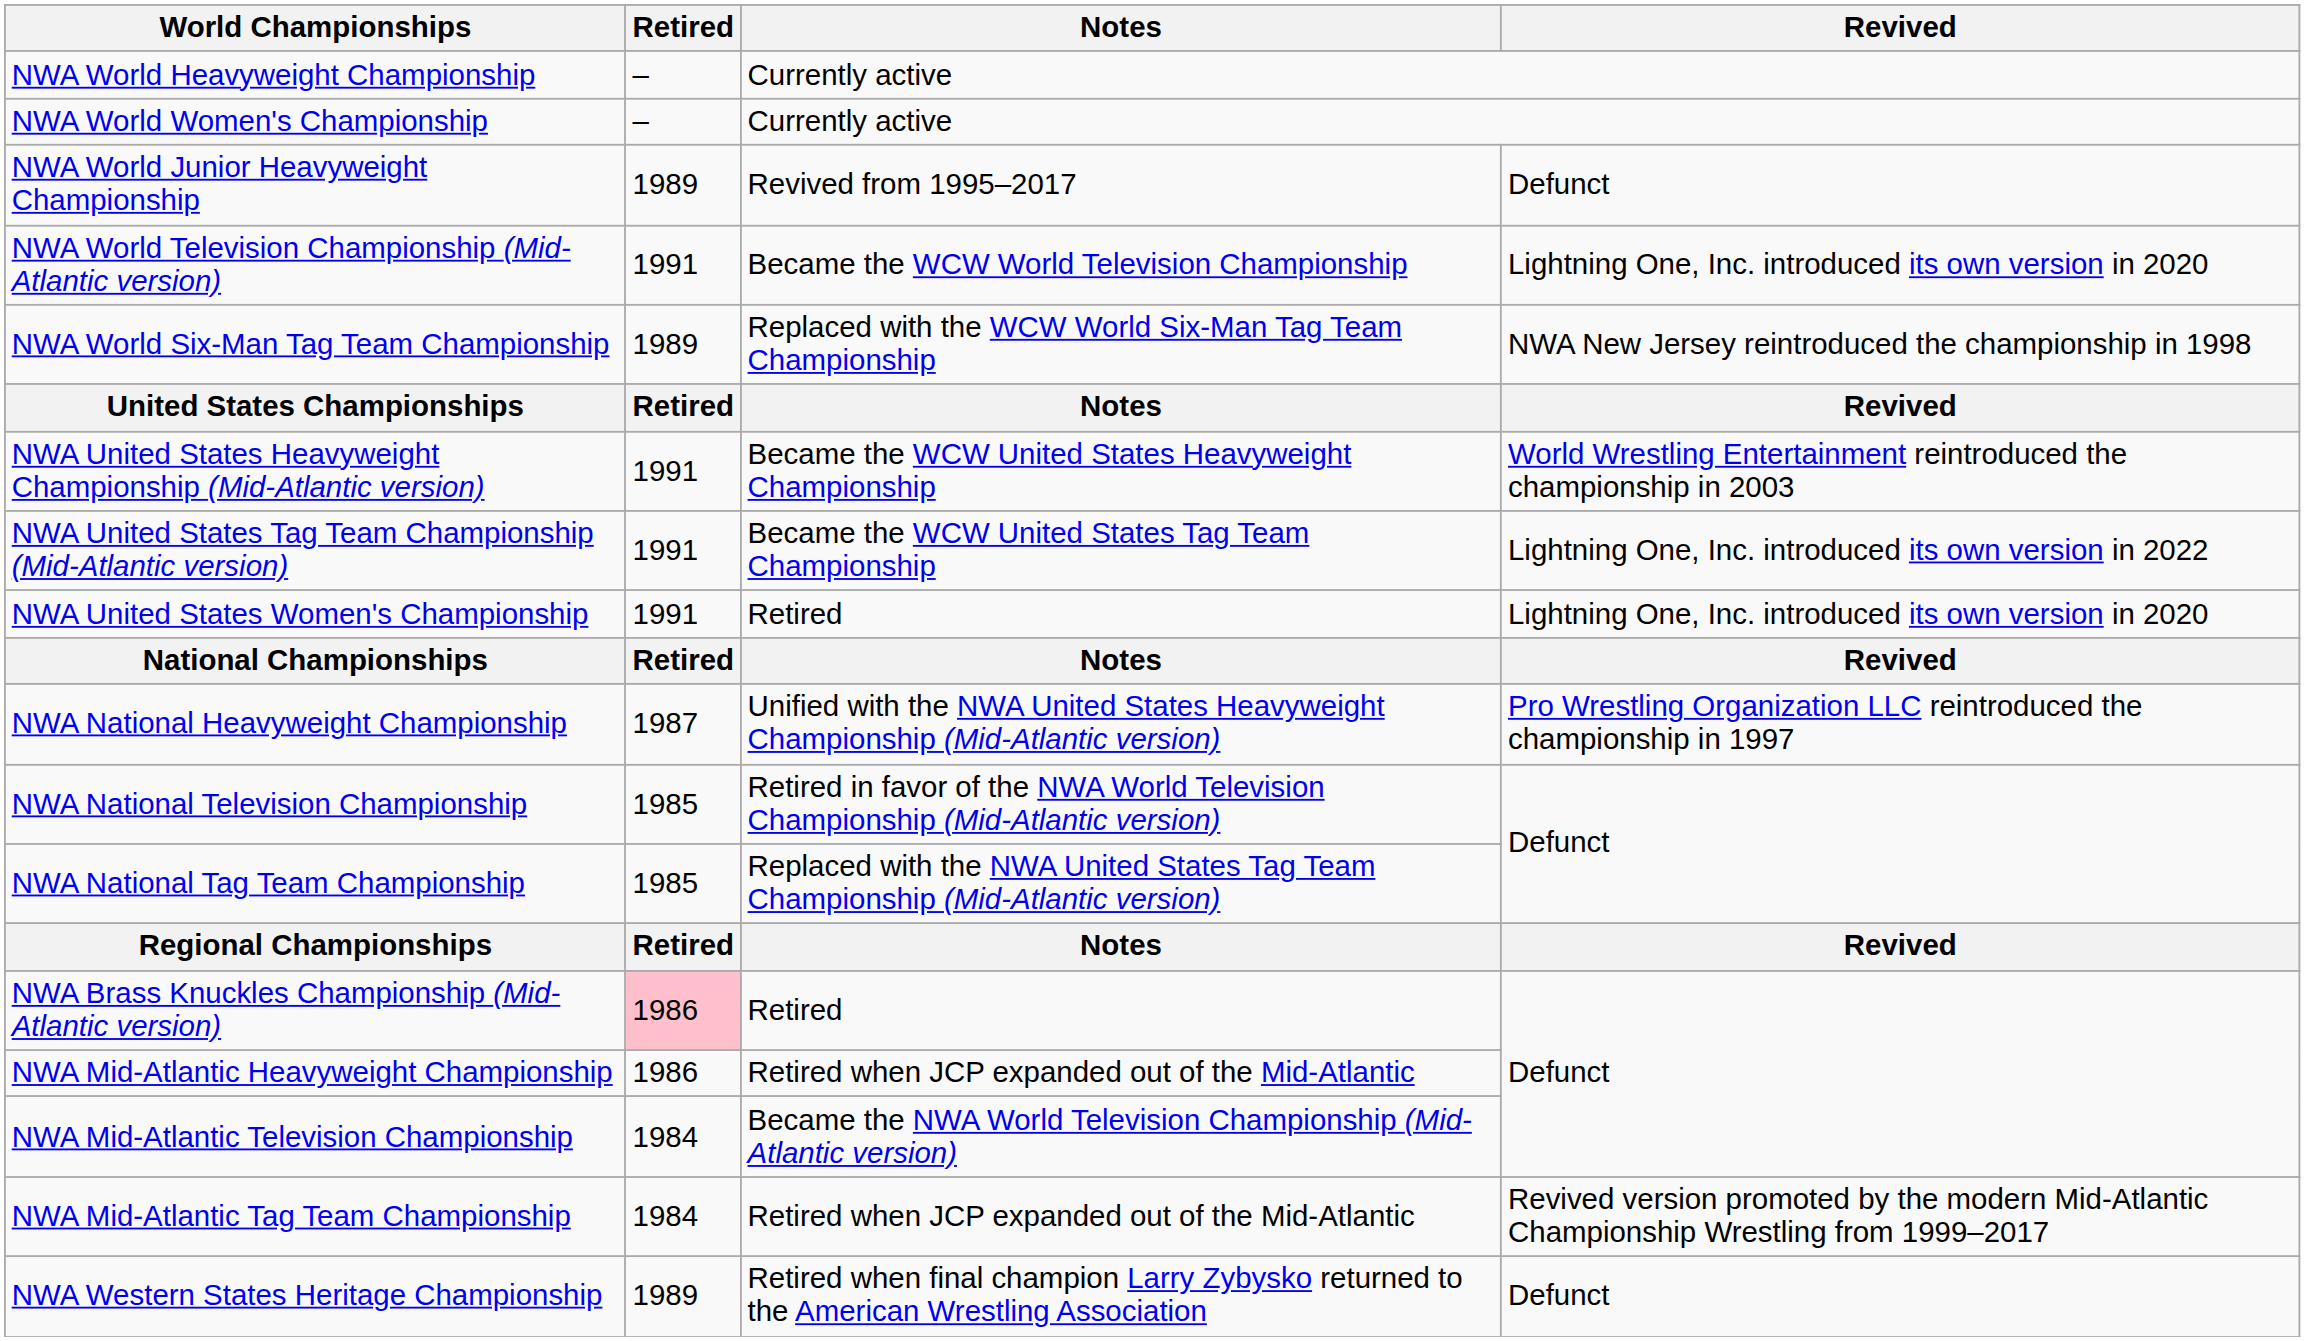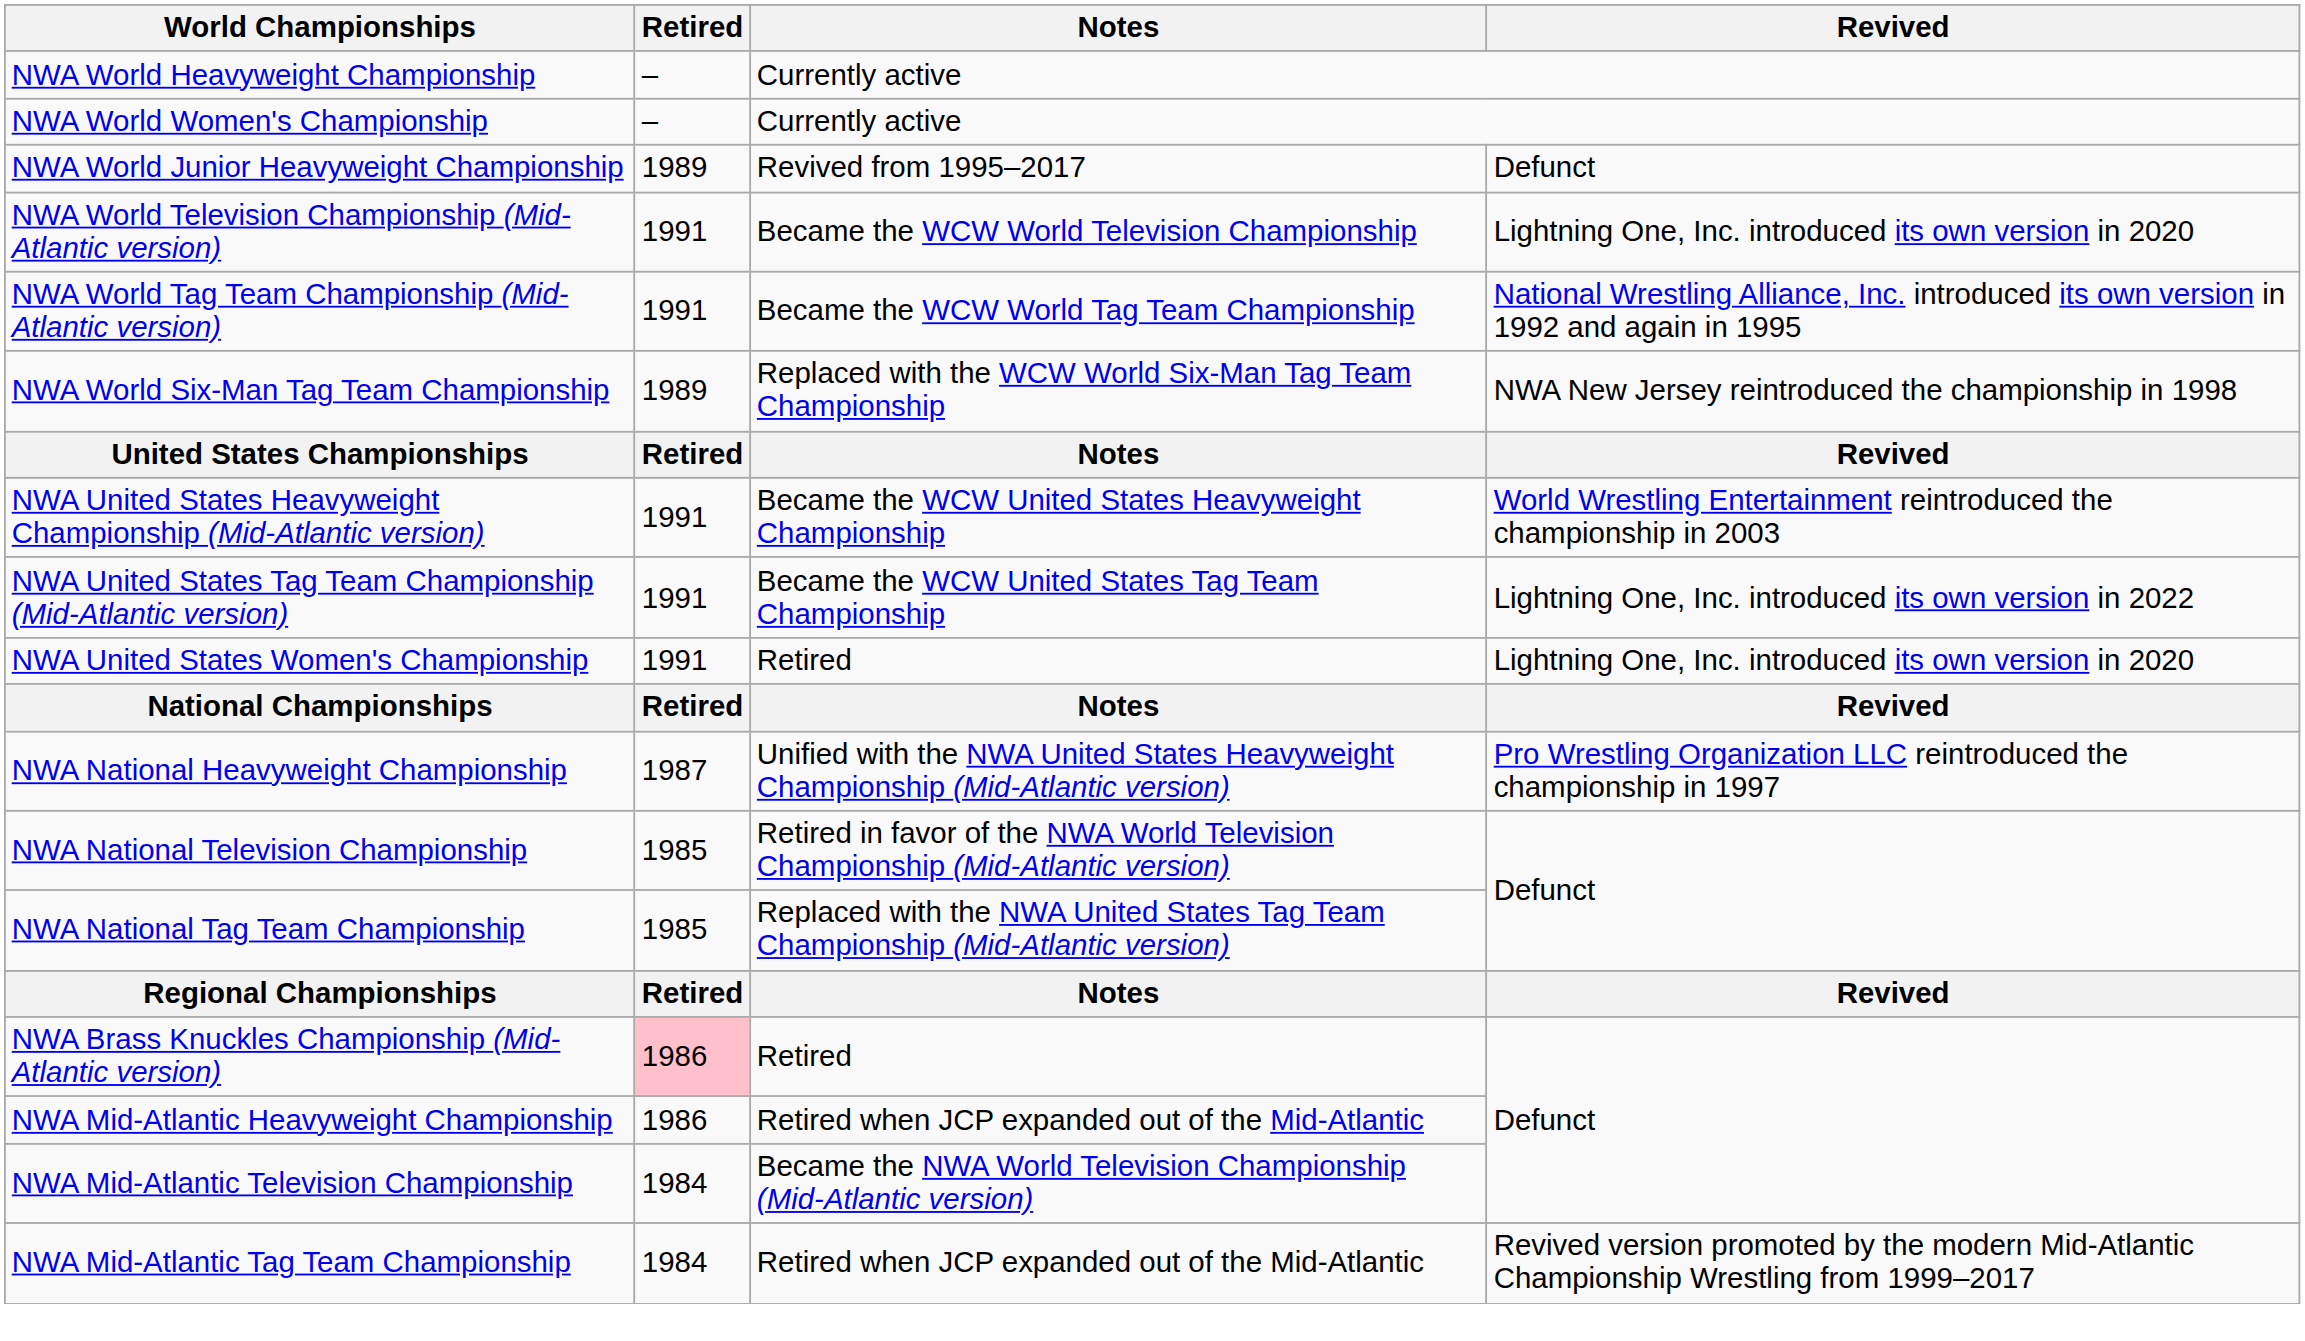+ row: (290, 310)
- row: (307, 1295)
